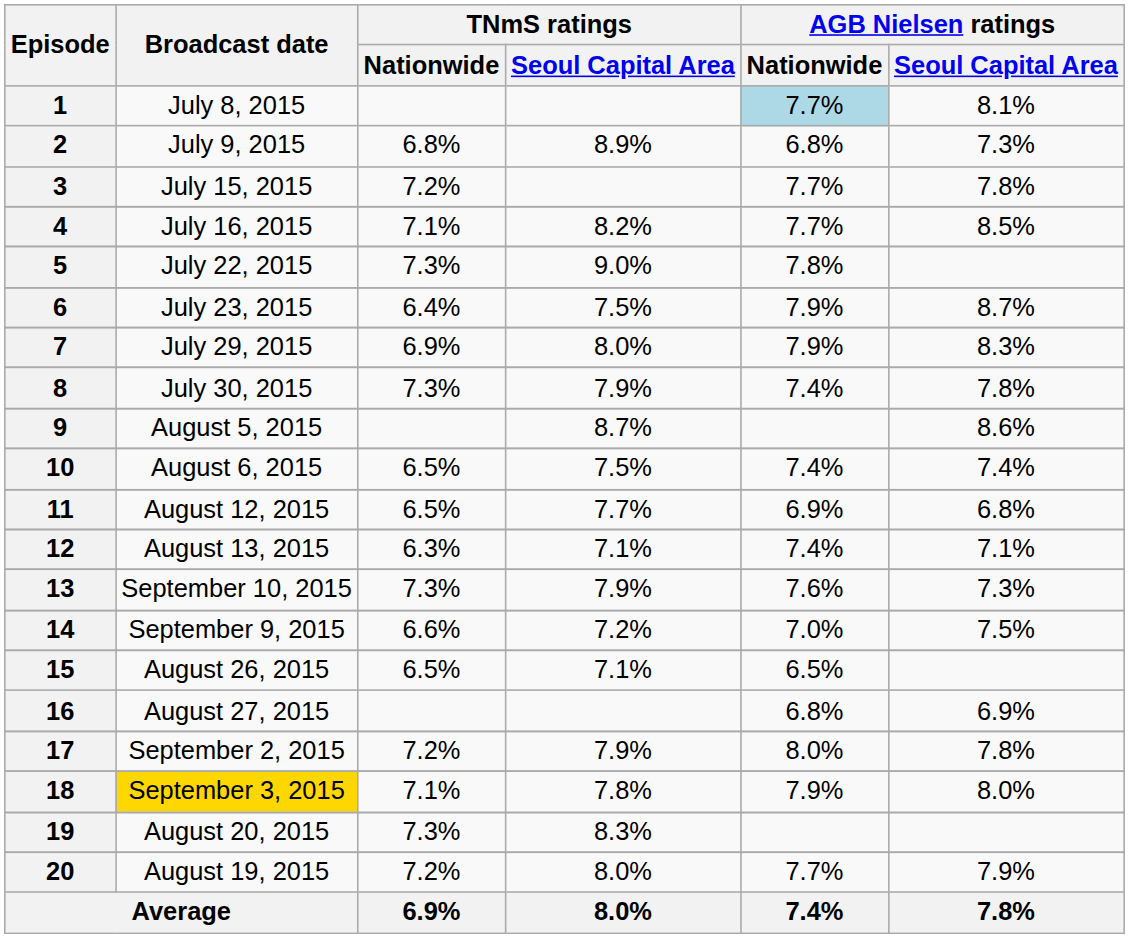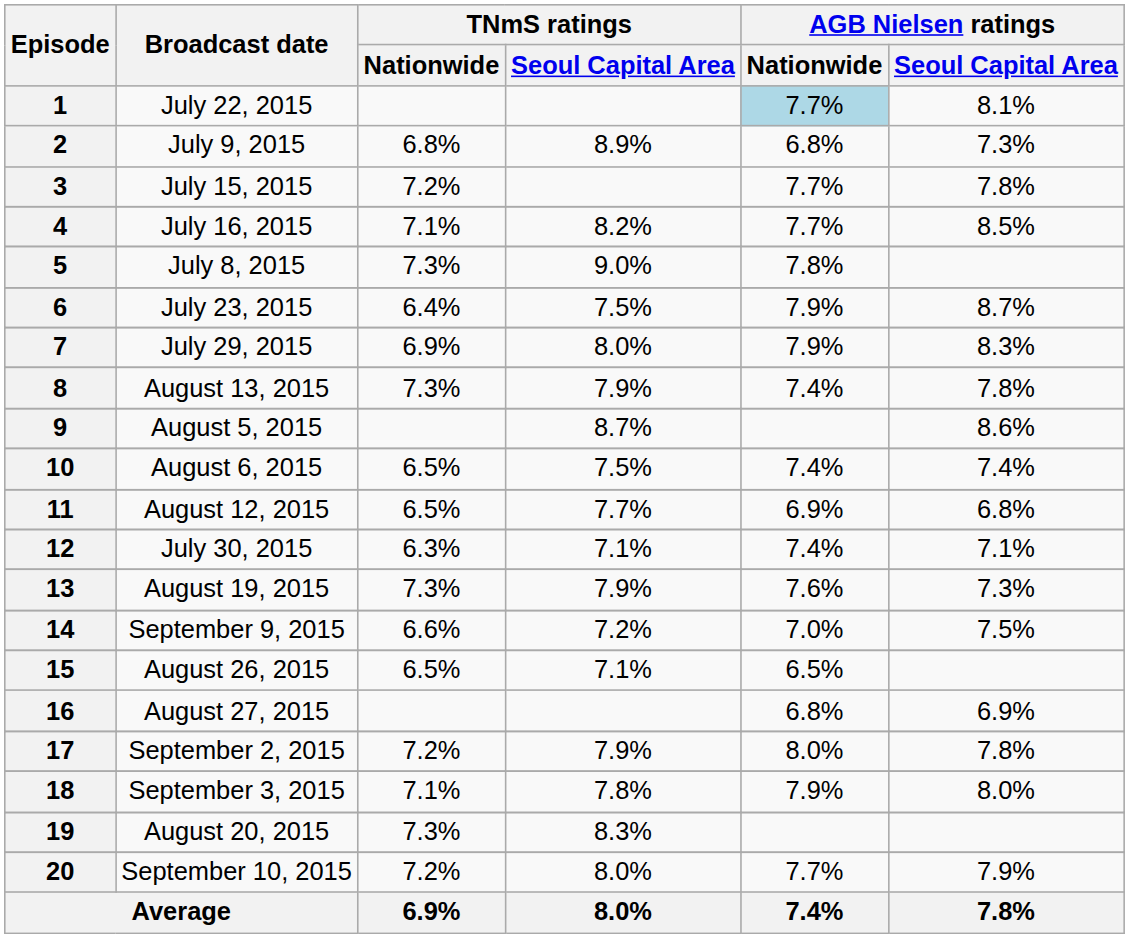(237, 105) July 8, 2015 -> (237, 105) July 22, 2015
(237, 266) July 22, 2015 -> (237, 266) July 8, 2015
(237, 387) July 30, 2015 -> (237, 387) August 13, 2015
(237, 549) August 13, 2015 -> (237, 549) July 30, 2015
(237, 589) September 10, 2015 -> (237, 589) August 19, 2015
(237, 791) gold background -> (237, 791) no background
(237, 871) August 19, 2015 -> (237, 871) September 10, 2015
